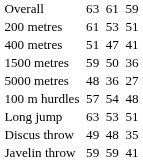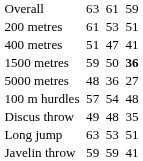(132, 63) normal -> (132, 63) bold
rows swapped: (33, 117) <-> (39, 135)
